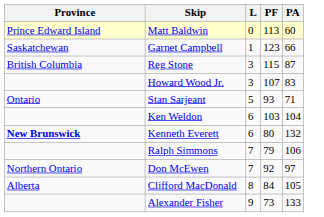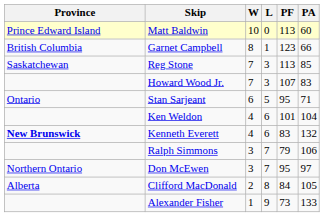+ column: (254, 13)
(38, 47) Saskatchewan -> (44, 47) British Columbia
(44, 64) British Columbia -> (38, 64) Saskatchewan
(271, 64) 115 -> (287, 64) 113
(290, 64) 87 -> (306, 64) 85
(269, 99) 93 -> (285, 99) 95
(271, 116) 103 -> (287, 116) 101
(269, 133) 80 -> (285, 133) 83
(269, 168) 92 -> (285, 168) 95
